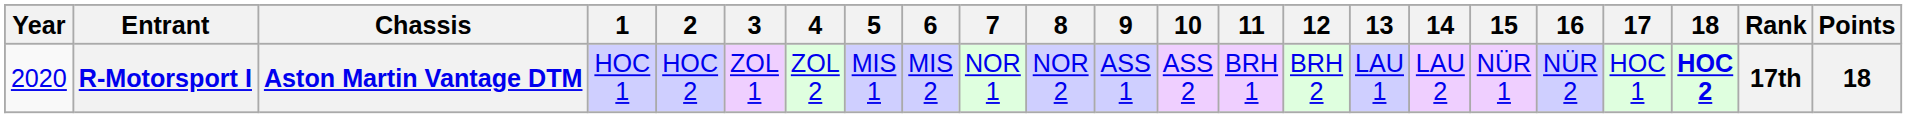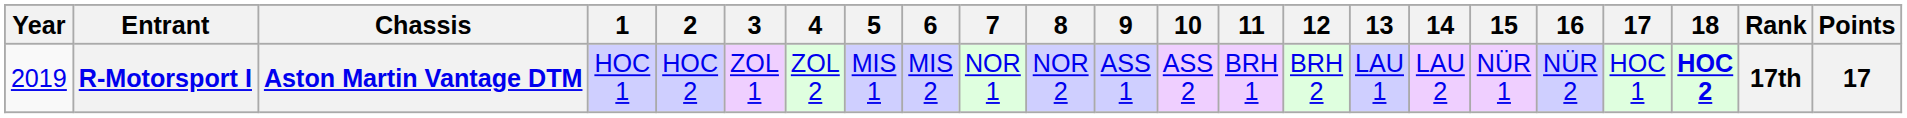(39, 78) 2020 -> (39, 78) 2019
(1857, 78) 18 -> (1857, 78) 17
